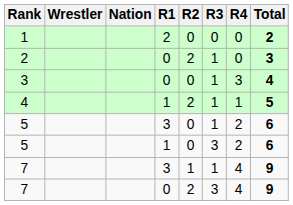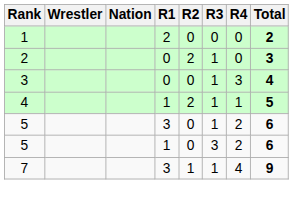- row: (24, 189)
